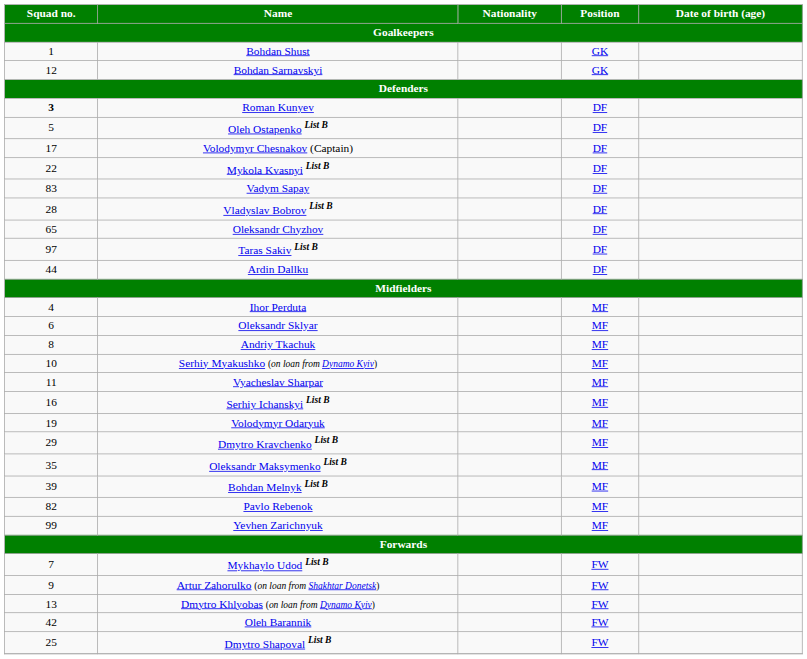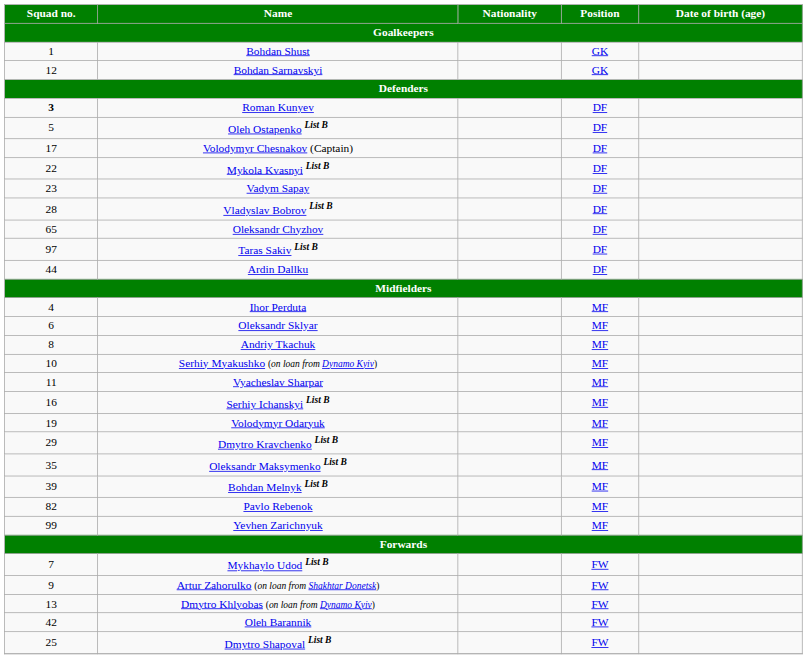(51, 189) 83 -> (51, 189) 23
